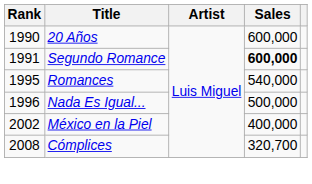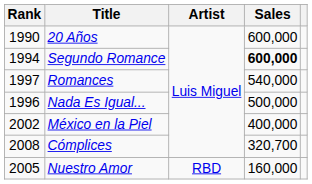(24, 59) 1991 -> (24, 59) 1994
(24, 80) 1995 -> (24, 80) 1997
+ row: (90, 168)
